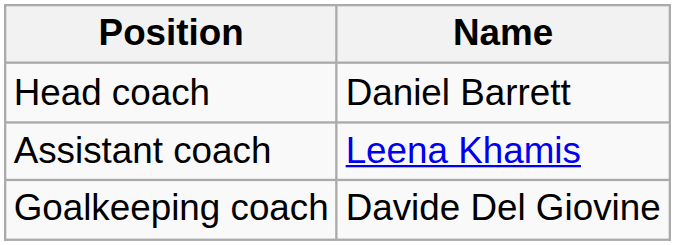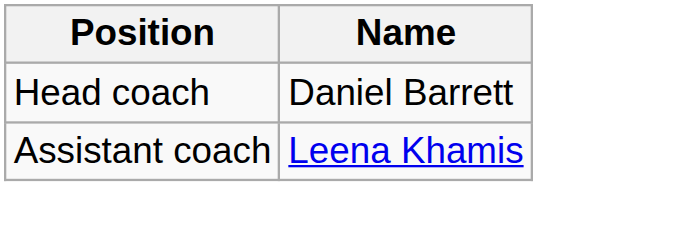- row: (171, 208)
